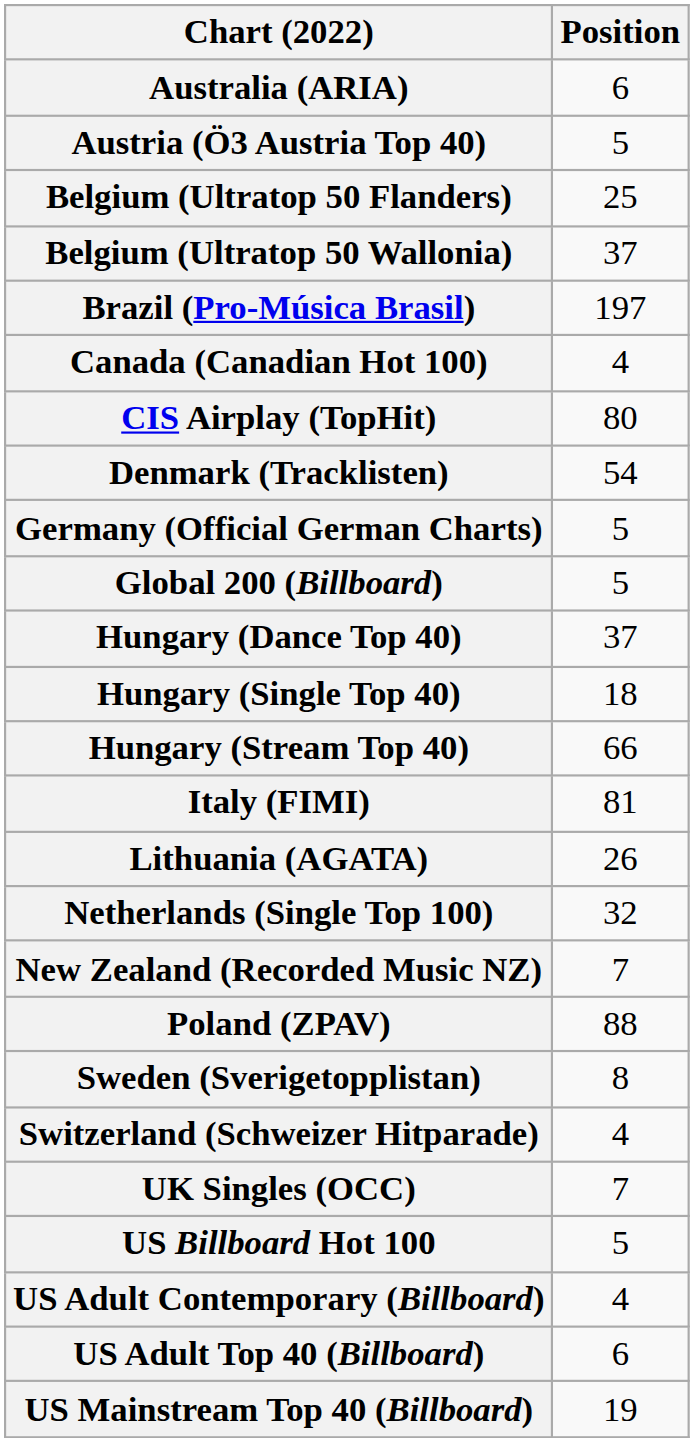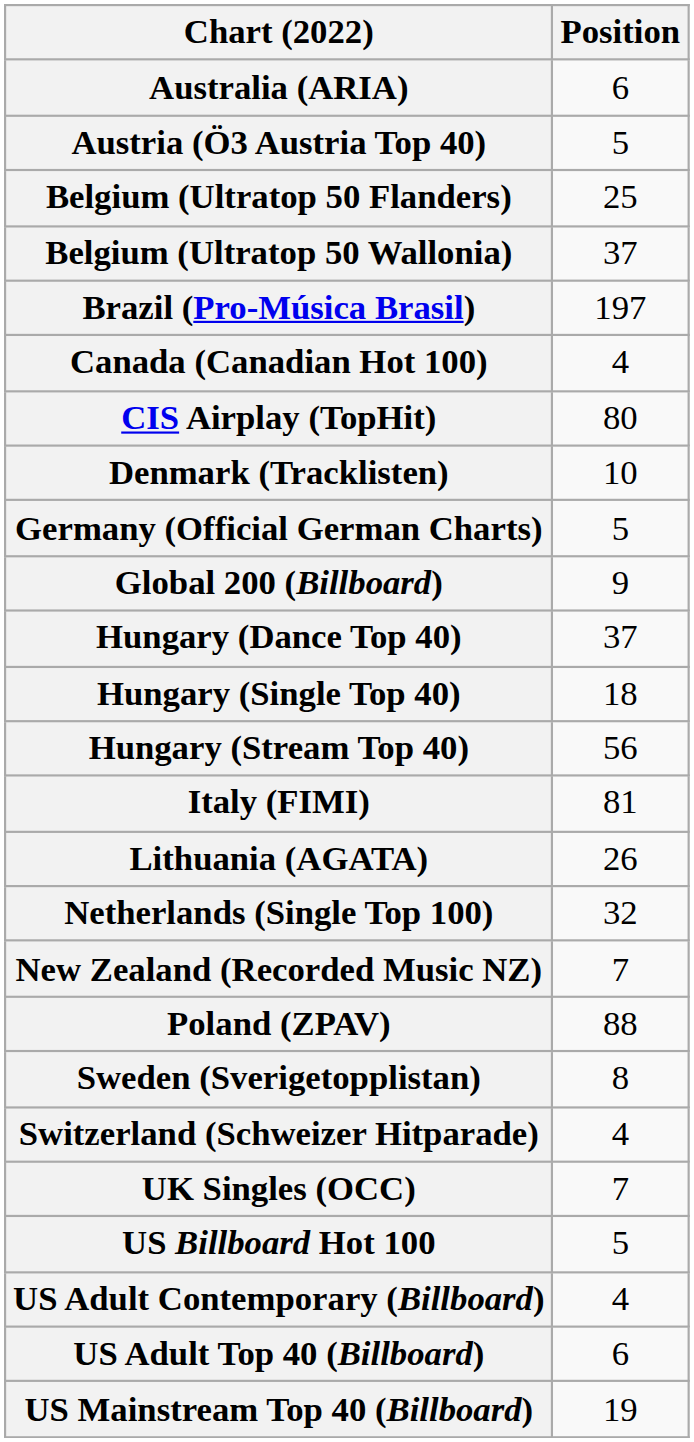(620, 472) 54 -> (620, 472) 10
(620, 582) 5 -> (620, 582) 9
(620, 747) 66 -> (620, 747) 56
